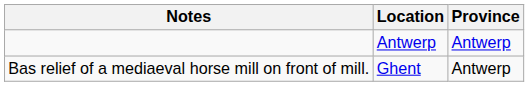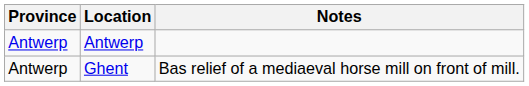columns swapped: (486, 17) <-> (189, 17)
